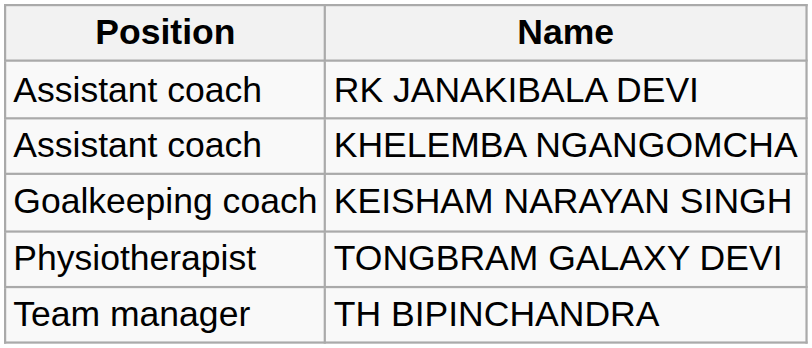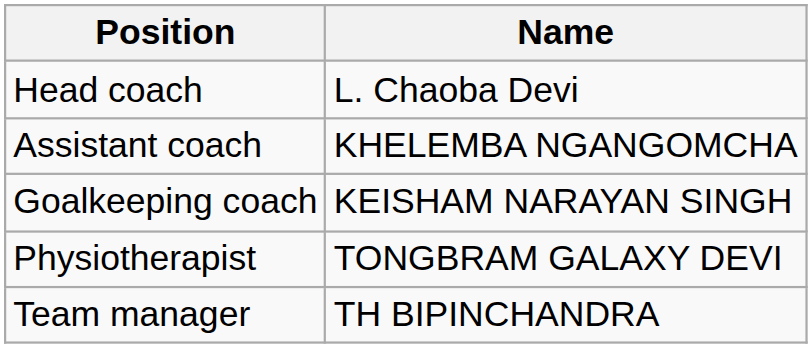+ row: (456, 88)
- row: (516, 88)
